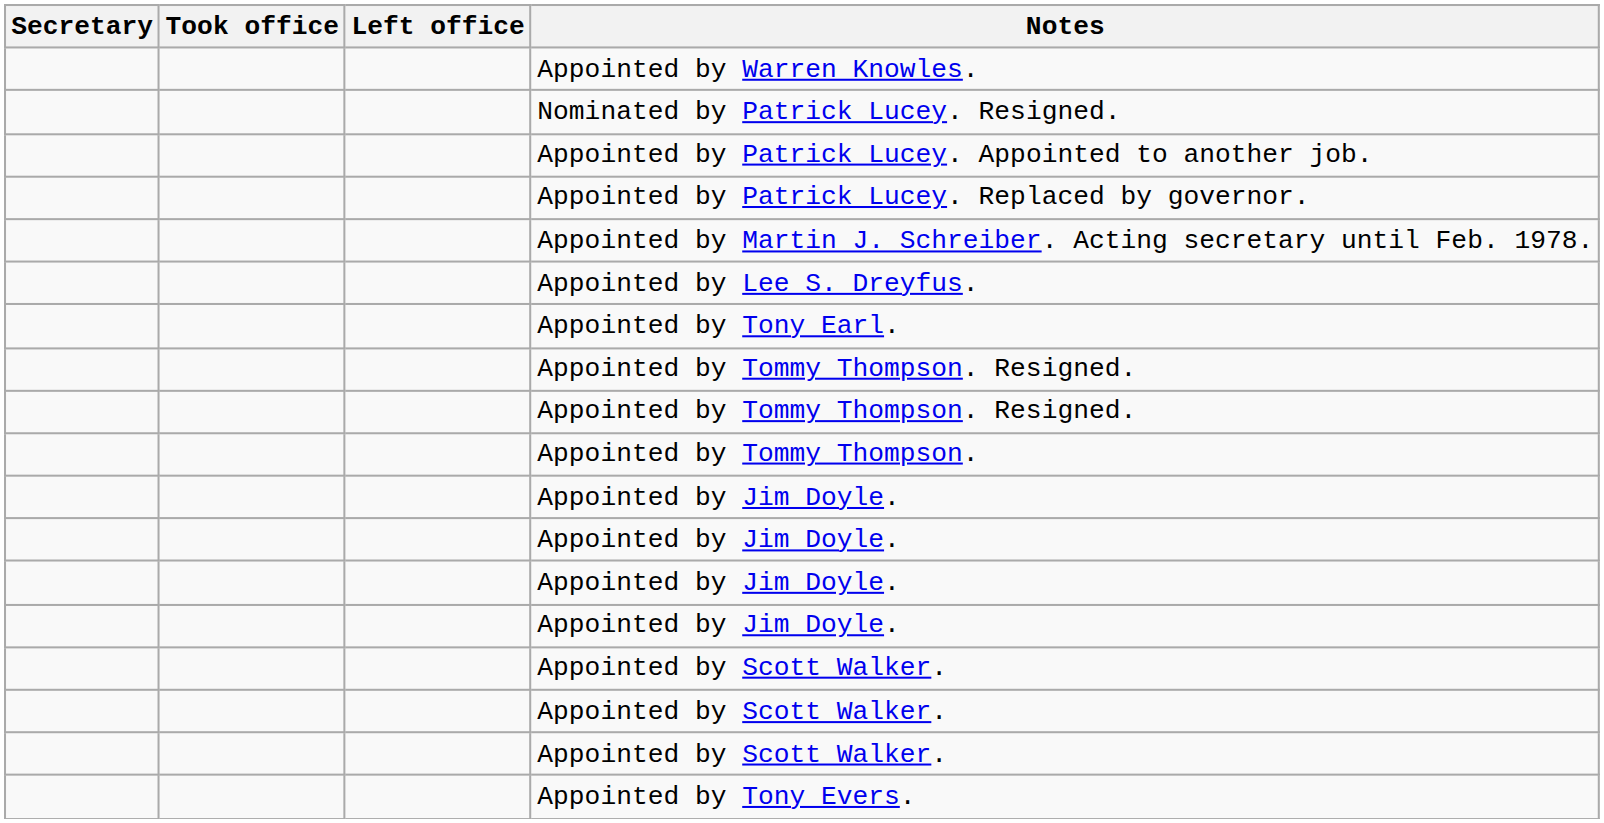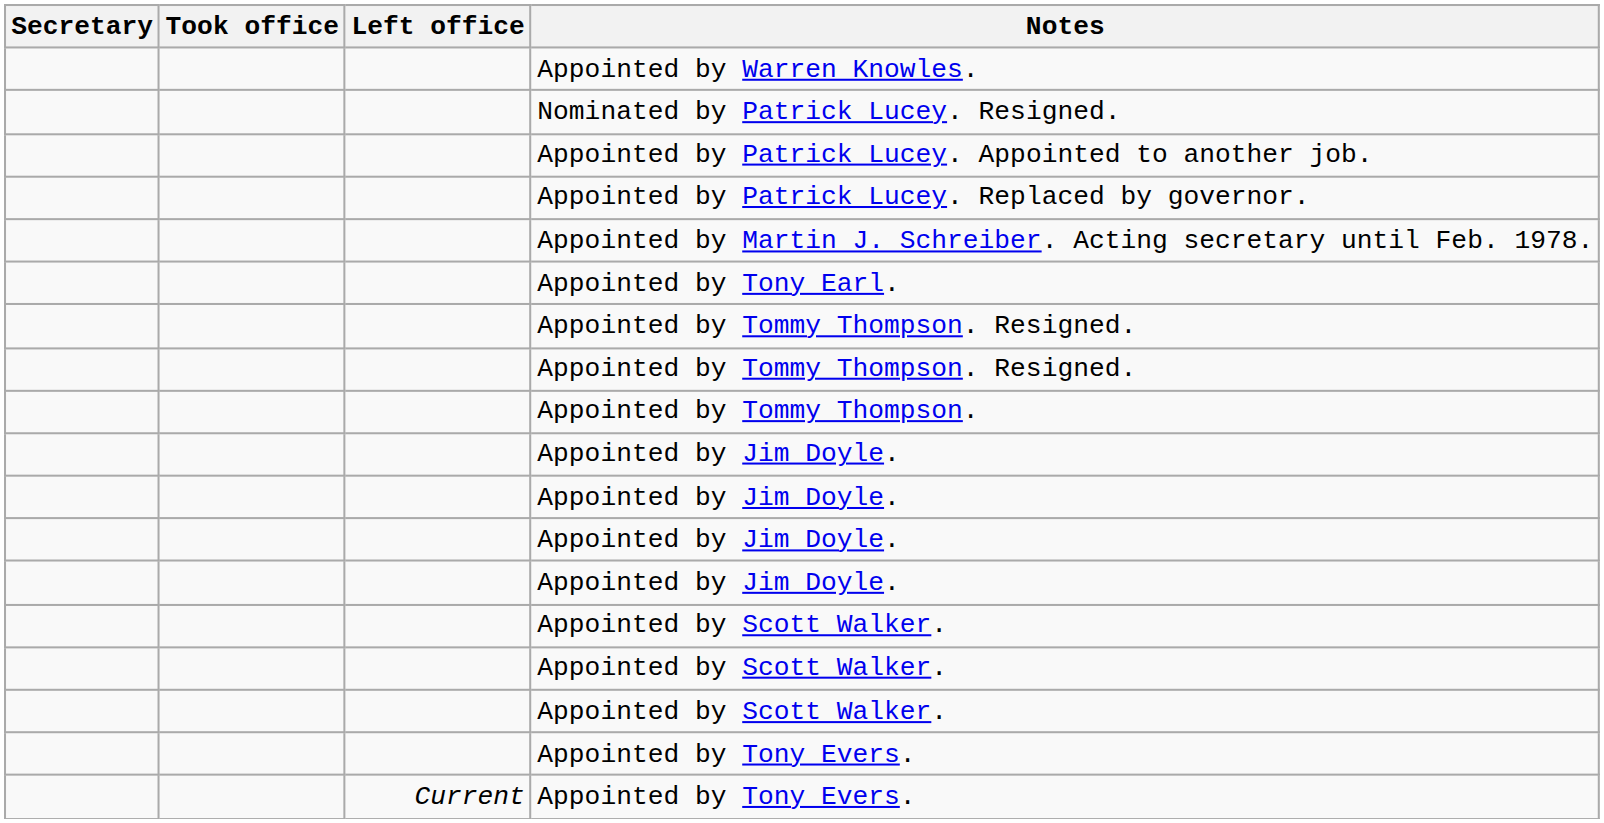- row: (438, 283)
+ row: (470, 797)
